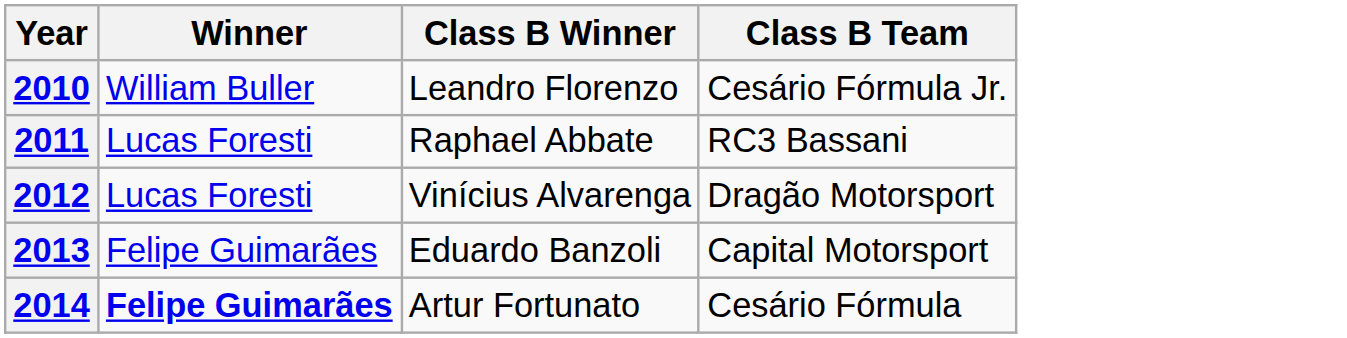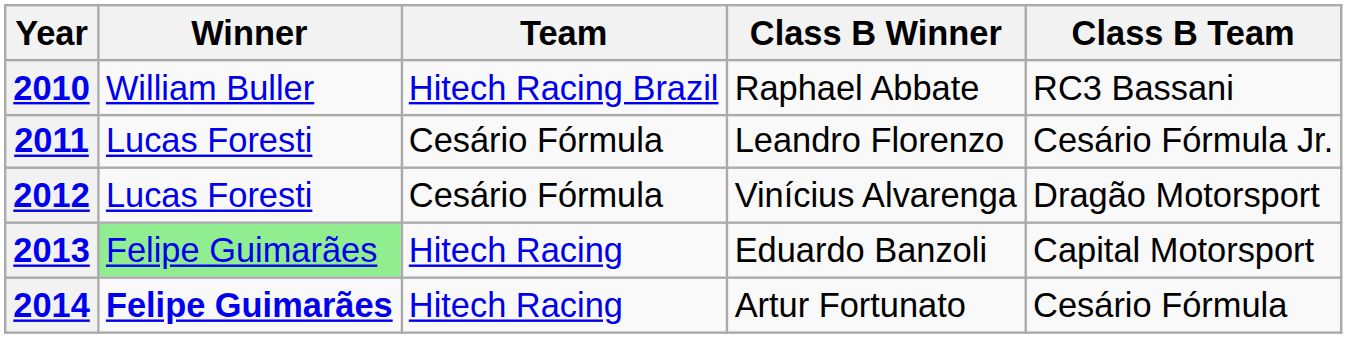+ column: (564, 33)
(544, 87) Leandro Florenzo -> (857, 87) Raphael Abbate
(857, 87) Cesário Fórmula Jr. -> (1133, 87) RC3 Bassani
(531, 142) Raphael Abbate -> (869, 142) Leandro Florenzo
(808, 142) RC3 Bassani -> (1183, 142) Cesário Fórmula Jr.
(242, 250) no background -> (242, 250) lightgreen background
